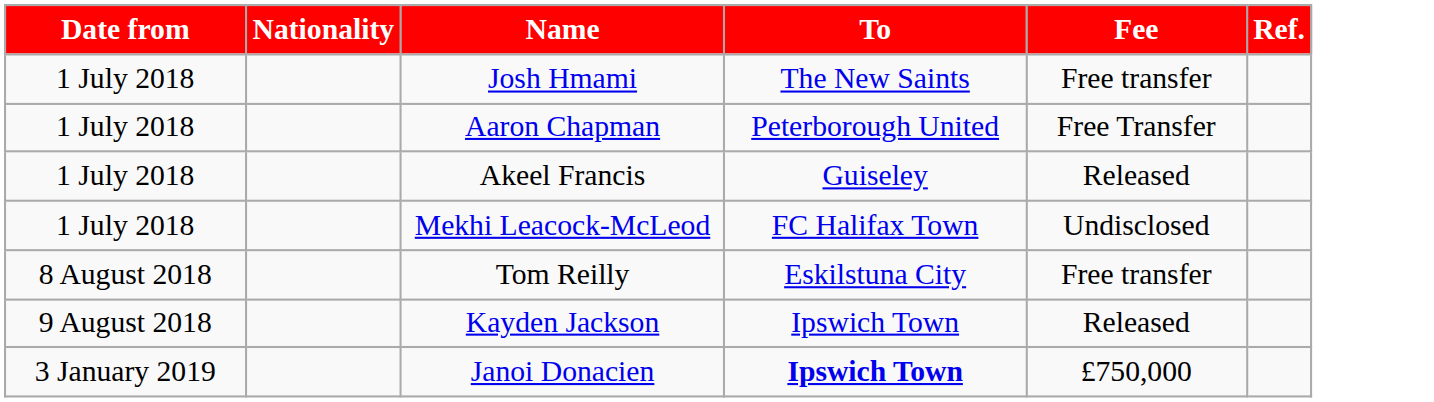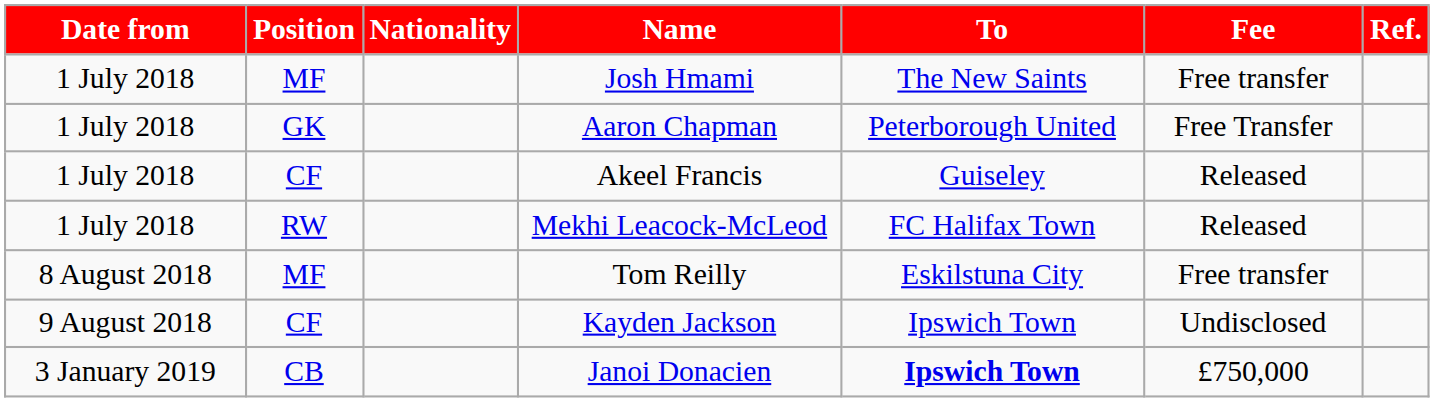+ column: (304, 29)
(1136, 225) Undisclosed -> (1253, 225) Released
(1136, 322) Released -> (1253, 322) Undisclosed
